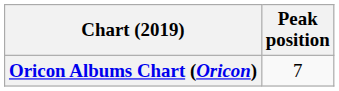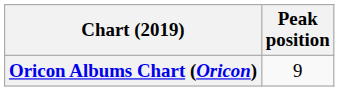(298, 70) 7 -> (298, 70) 9
